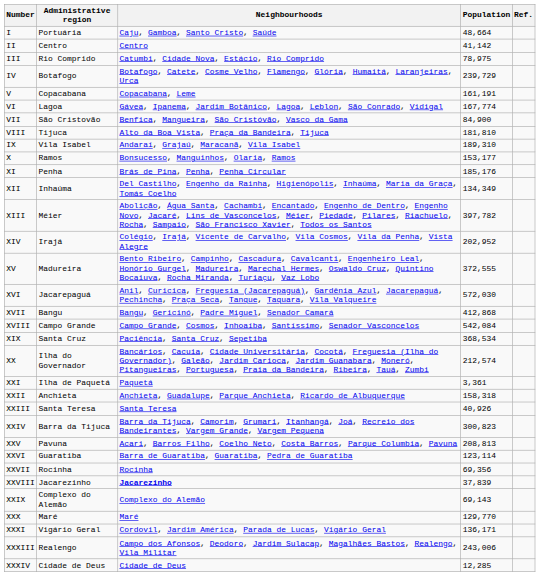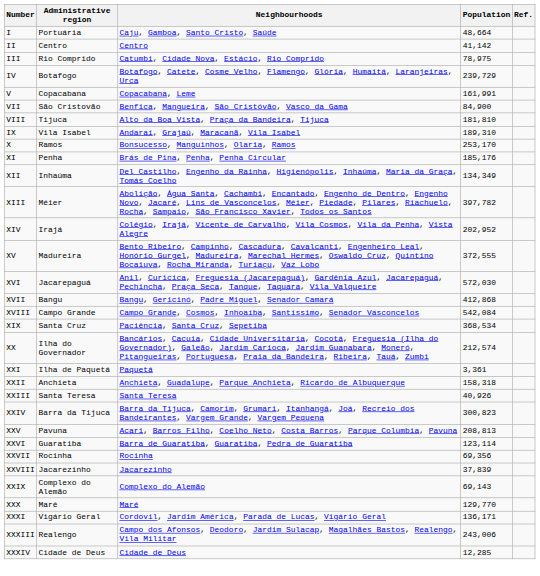(479, 94) 161,191 -> (479, 94) 161,991
- row: (11, 107)
(479, 158) 153,177 -> (479, 145) 253,170
(146, 482) bold -> (146, 470) normal
